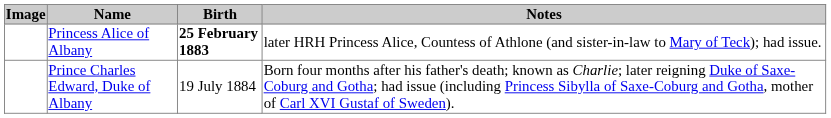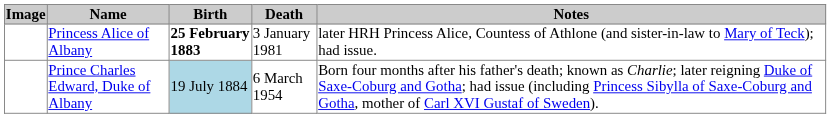+ column: (284, 14)
(218, 86) no background -> (209, 86) lightblue background
